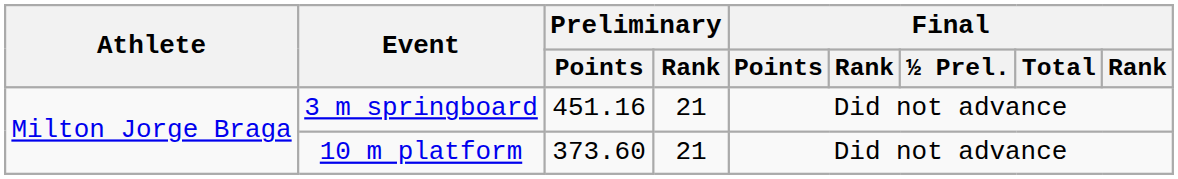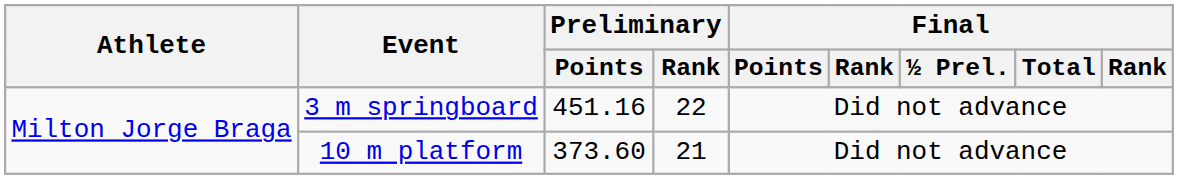(691, 109) 21 -> (691, 109) 22
